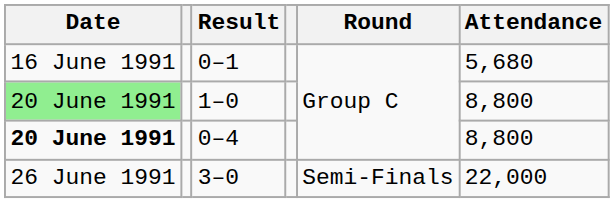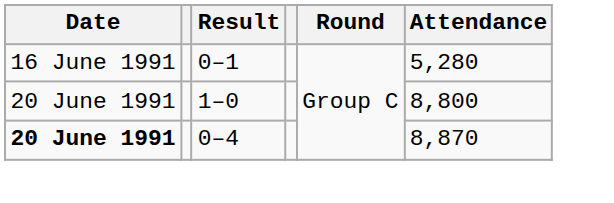(499, 62) 5,680 -> (444, 62) 5,280
(93, 101) lightgreen background -> (93, 101) no background
(499, 140) 8,800 -> (444, 140) 8,870
- row: (218, 178)
